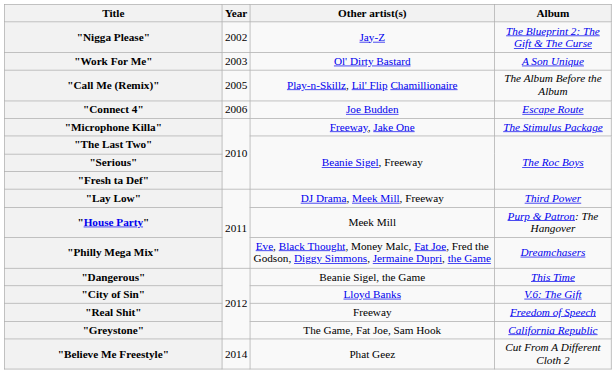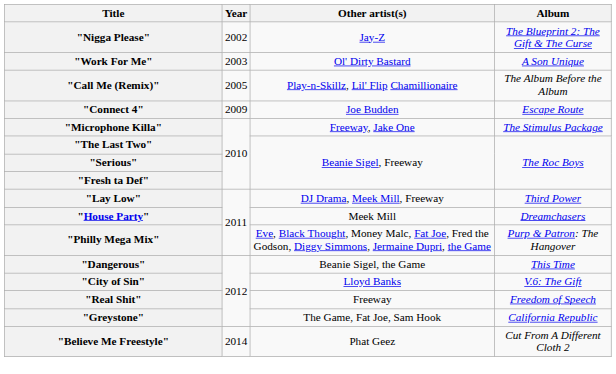(236, 109) 2006 -> (236, 109) 2009
(553, 222) Purp & Patron: The Hangover -> (553, 216) Dreamchasers
(553, 252) Dreamchasers -> (553, 240) Purp & Patron: The Hangover
